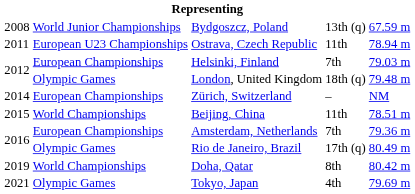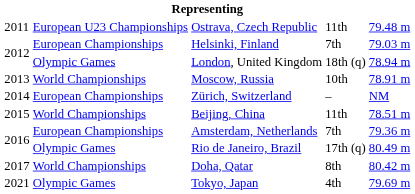- row: (240, 26)
(390, 44) 78.94 m -> (390, 26) 79.48 m
(390, 79) 79.48 m -> (390, 61) 78.94 m
+ row: (233, 79)
(17, 166) 2019 -> (17, 166) 2017
